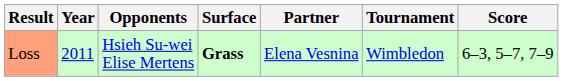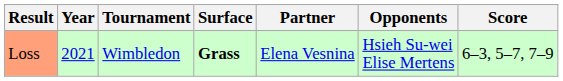columns swapped: (410, 17) <-> (148, 17)
(78, 53) 2011 -> (78, 53) 2021
